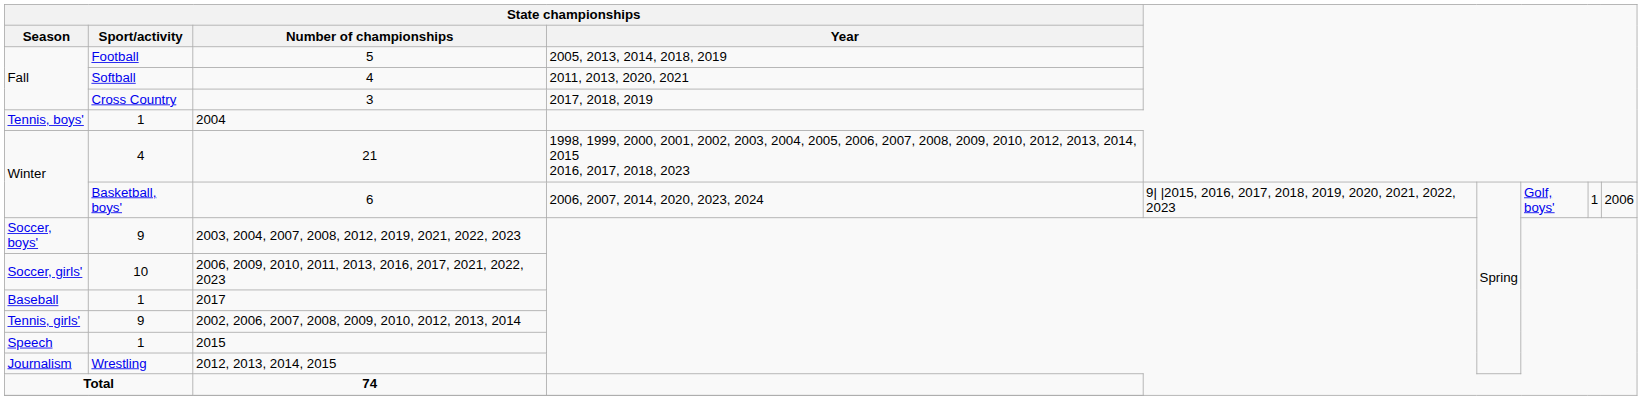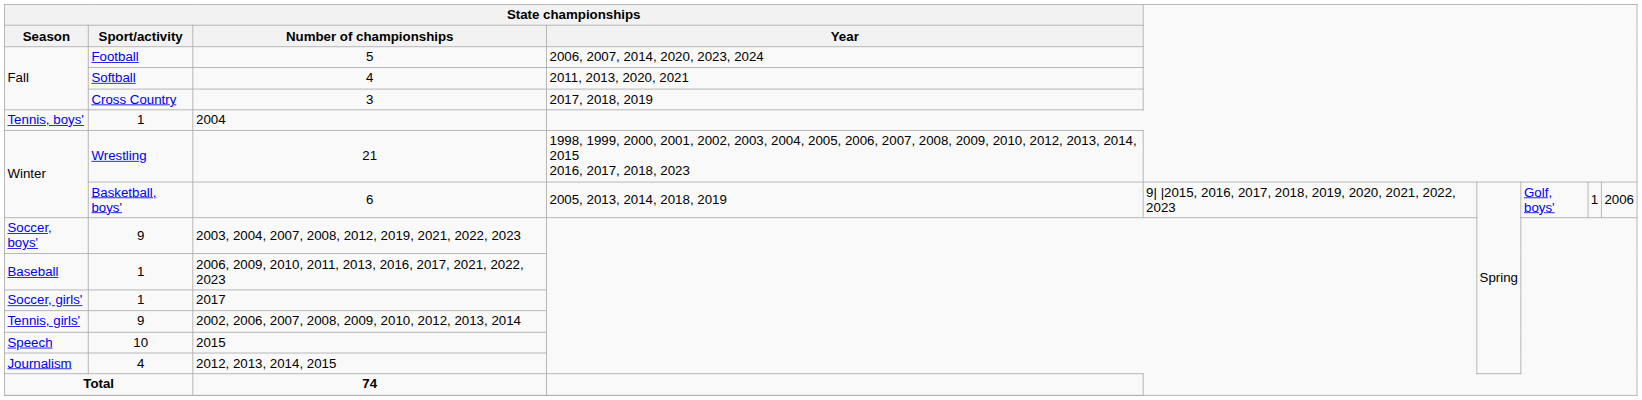(638, 57) 2005, 2013, 2014, 2018, 2019 -> (657, 57) 2006, 2007, 2014, 2020, 2023, 2024
(141, 156) 4 -> (119, 156) Wrestling
(657, 199) 2006, 2007, 2014, 2020, 2023, 2024 -> (638, 199) 2005, 2013, 2014, 2018, 2019
(45, 271) Soccer, girls' -> (33, 271) Baseball
(141, 271) 10 -> (141, 271) 1
(33, 300) Baseball -> (45, 300) Soccer, girls'
(141, 342) 1 -> (141, 342) 10
(119, 363) Wrestling -> (141, 363) 4
